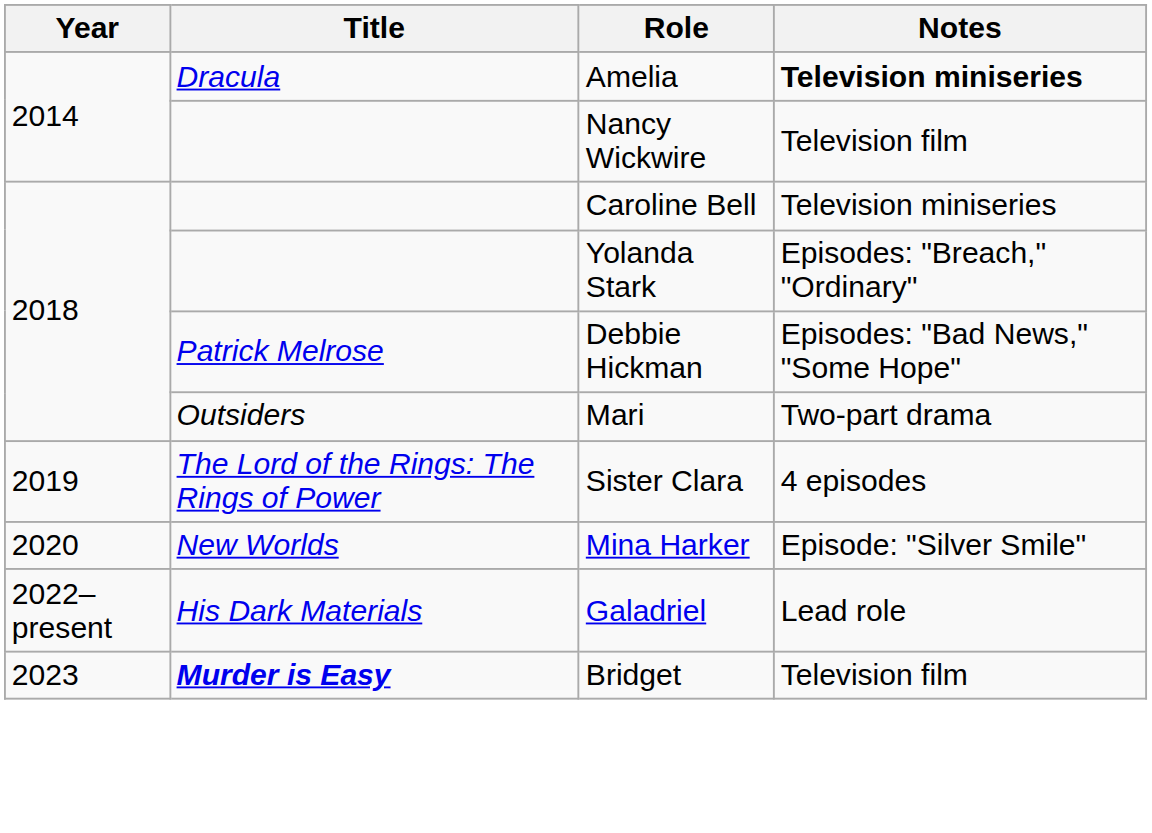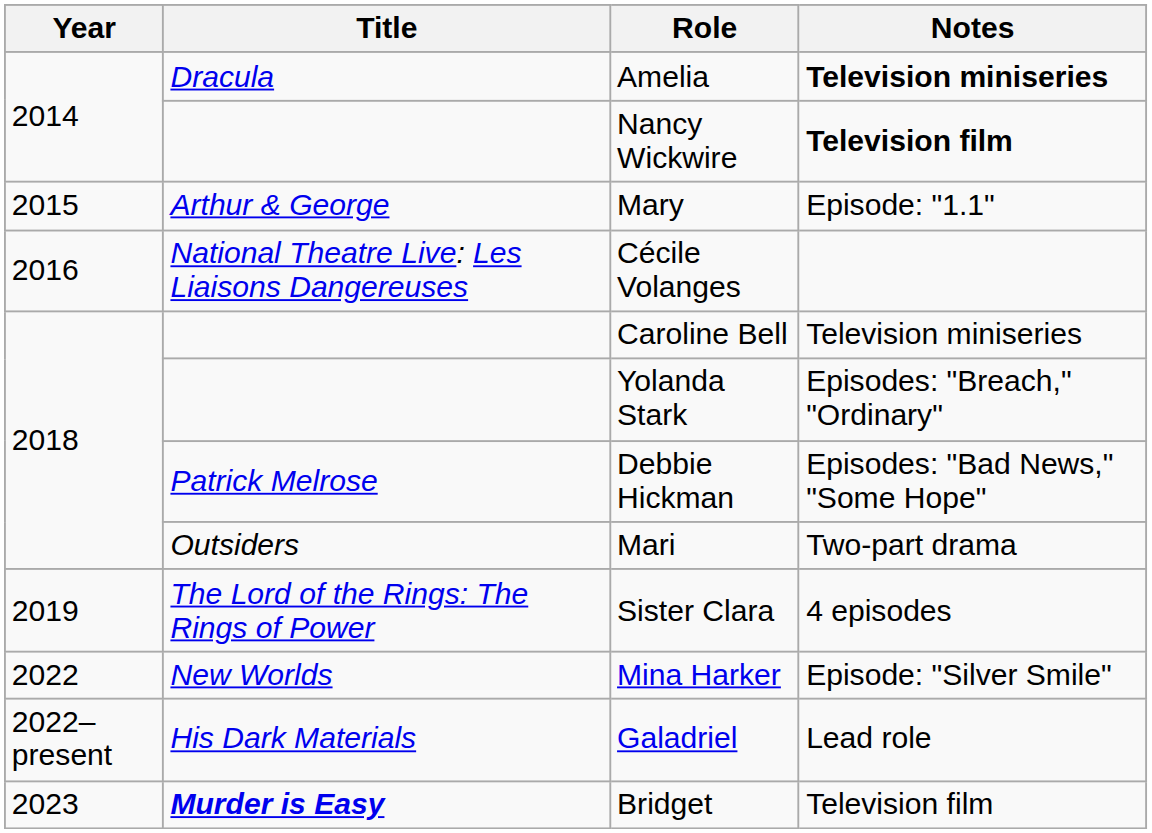(874, 140) normal -> (909, 140) bold
+ row: (650, 205)
+ row: (679, 269)
(45, 545) 2020 -> (45, 674) 2022
